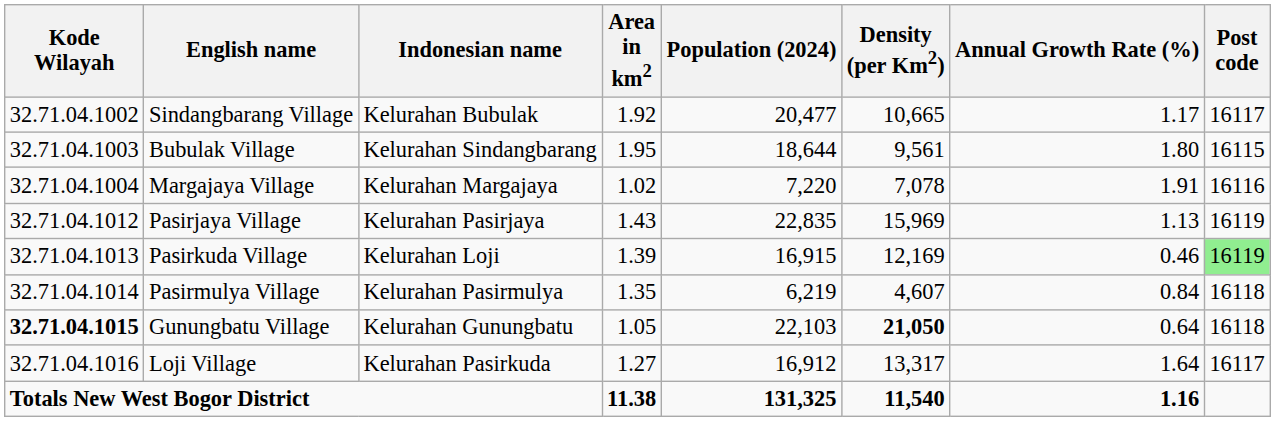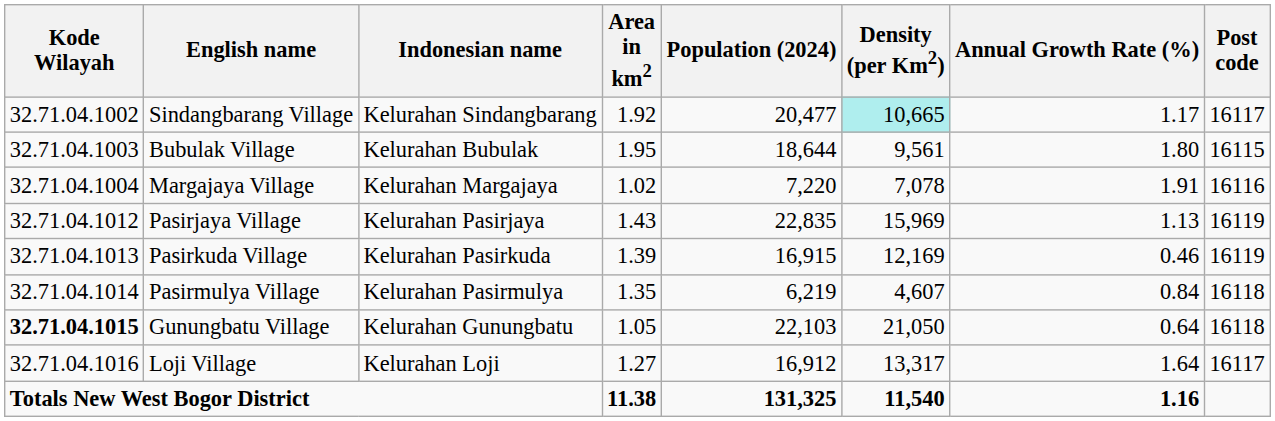(451, 114) Kelurahan Bubulak -> (480, 114) Kelurahan Sindangbarang
(914, 114) no background -> (914, 114) paleturquoise background
(480, 149) Kelurahan Sindangbarang -> (451, 149) Kelurahan Bubulak
(432, 256) Kelurahan Loji -> (457, 256) Kelurahan Pasirkuda
(1237, 256) lightgreen background -> (1237, 256) no background
(914, 327) bold -> (914, 327) normal
(457, 362) Kelurahan Pasirkuda -> (432, 362) Kelurahan Loji
